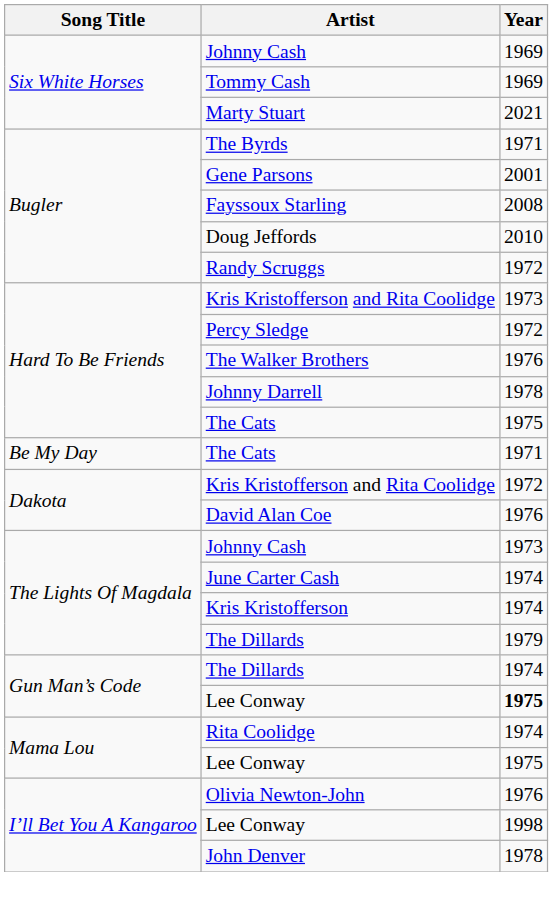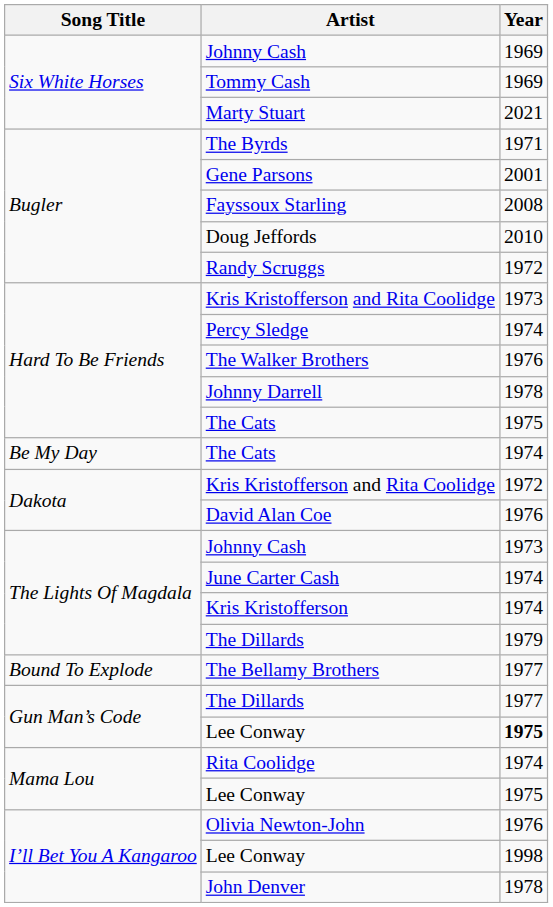(523, 329) 1972 -> (523, 329) 1974
(523, 453) 1971 -> (523, 453) 1974
+ row: (81, 670)
(523, 670) 1974 -> (523, 701) 1977
